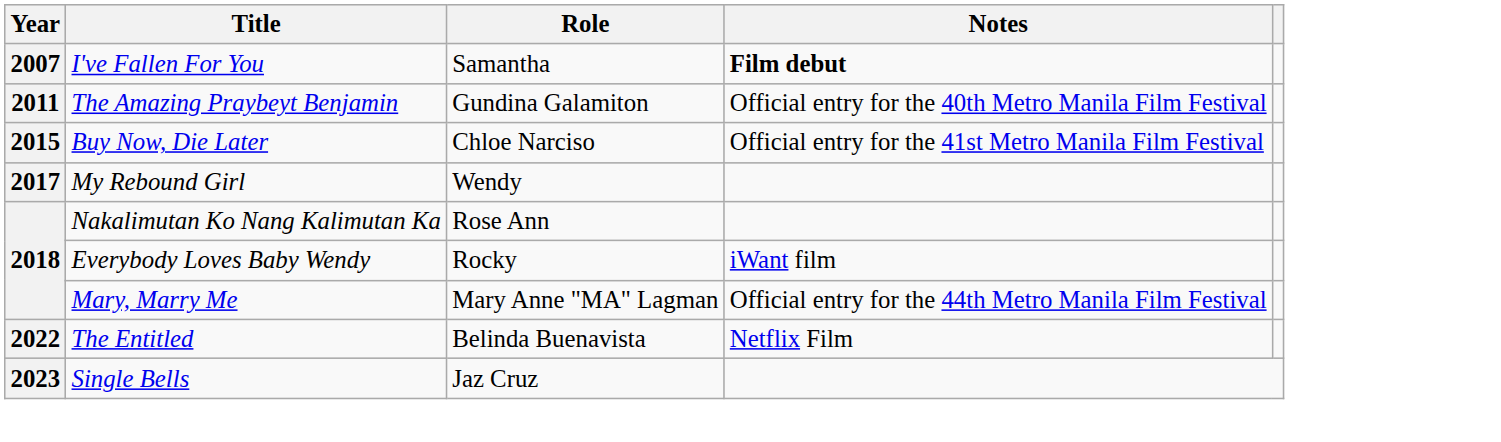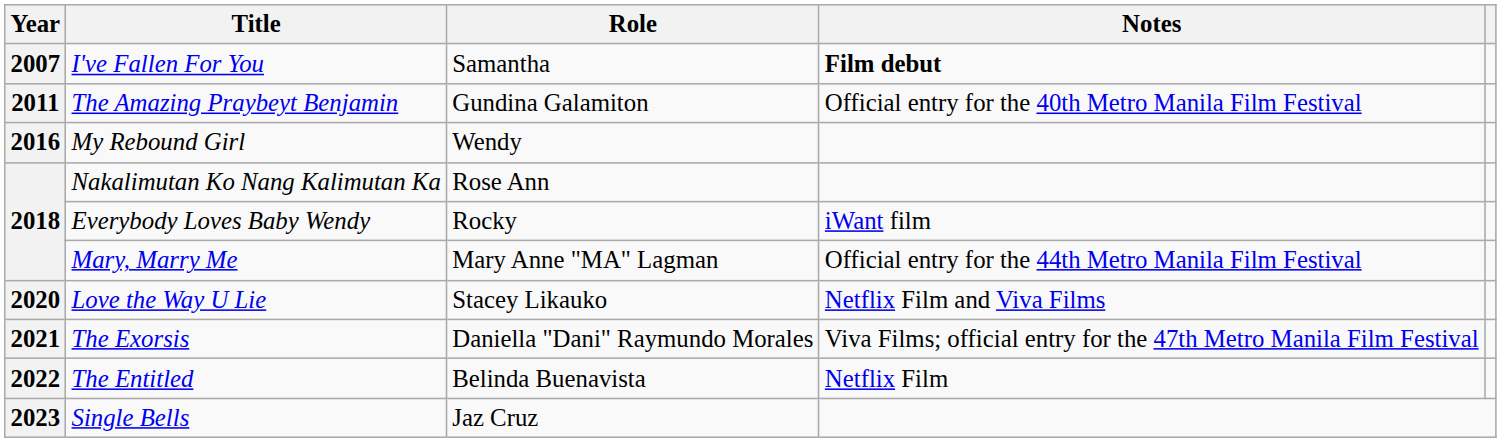- row: (170, 142)
(35, 181) 2017 -> (35, 142) 2016
+ row: (169, 299)
+ row: (130, 338)
